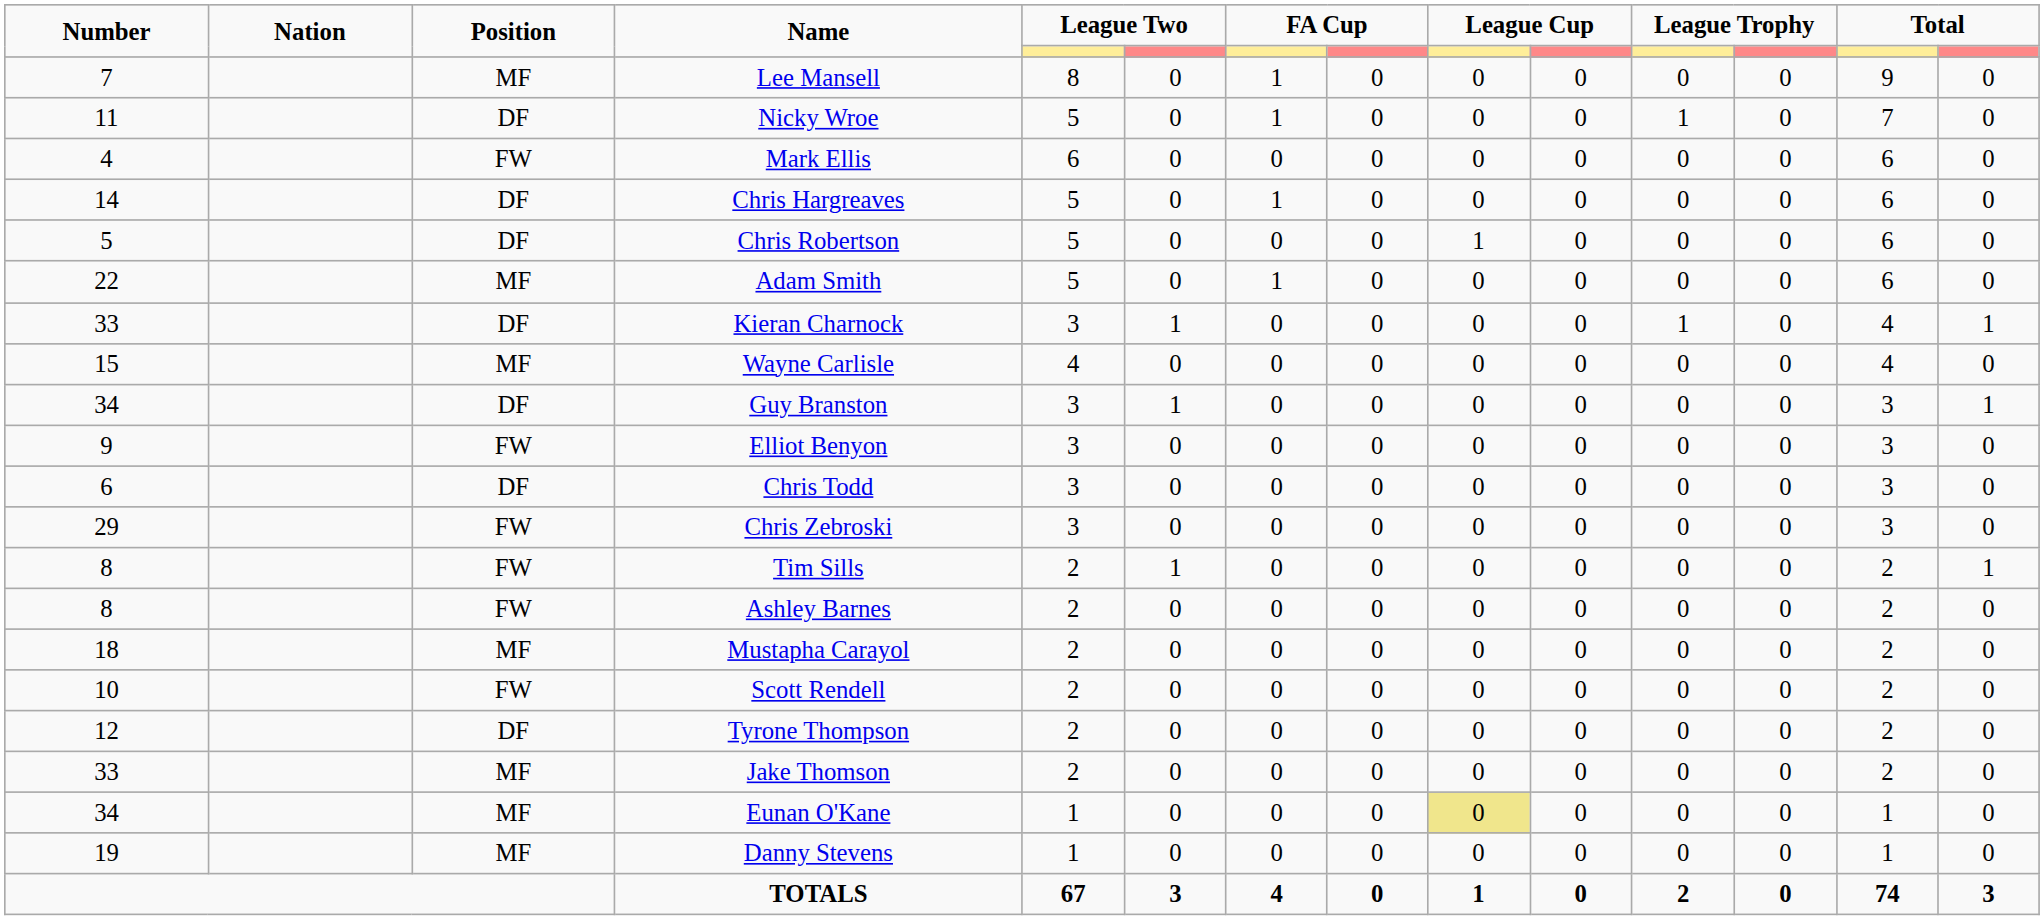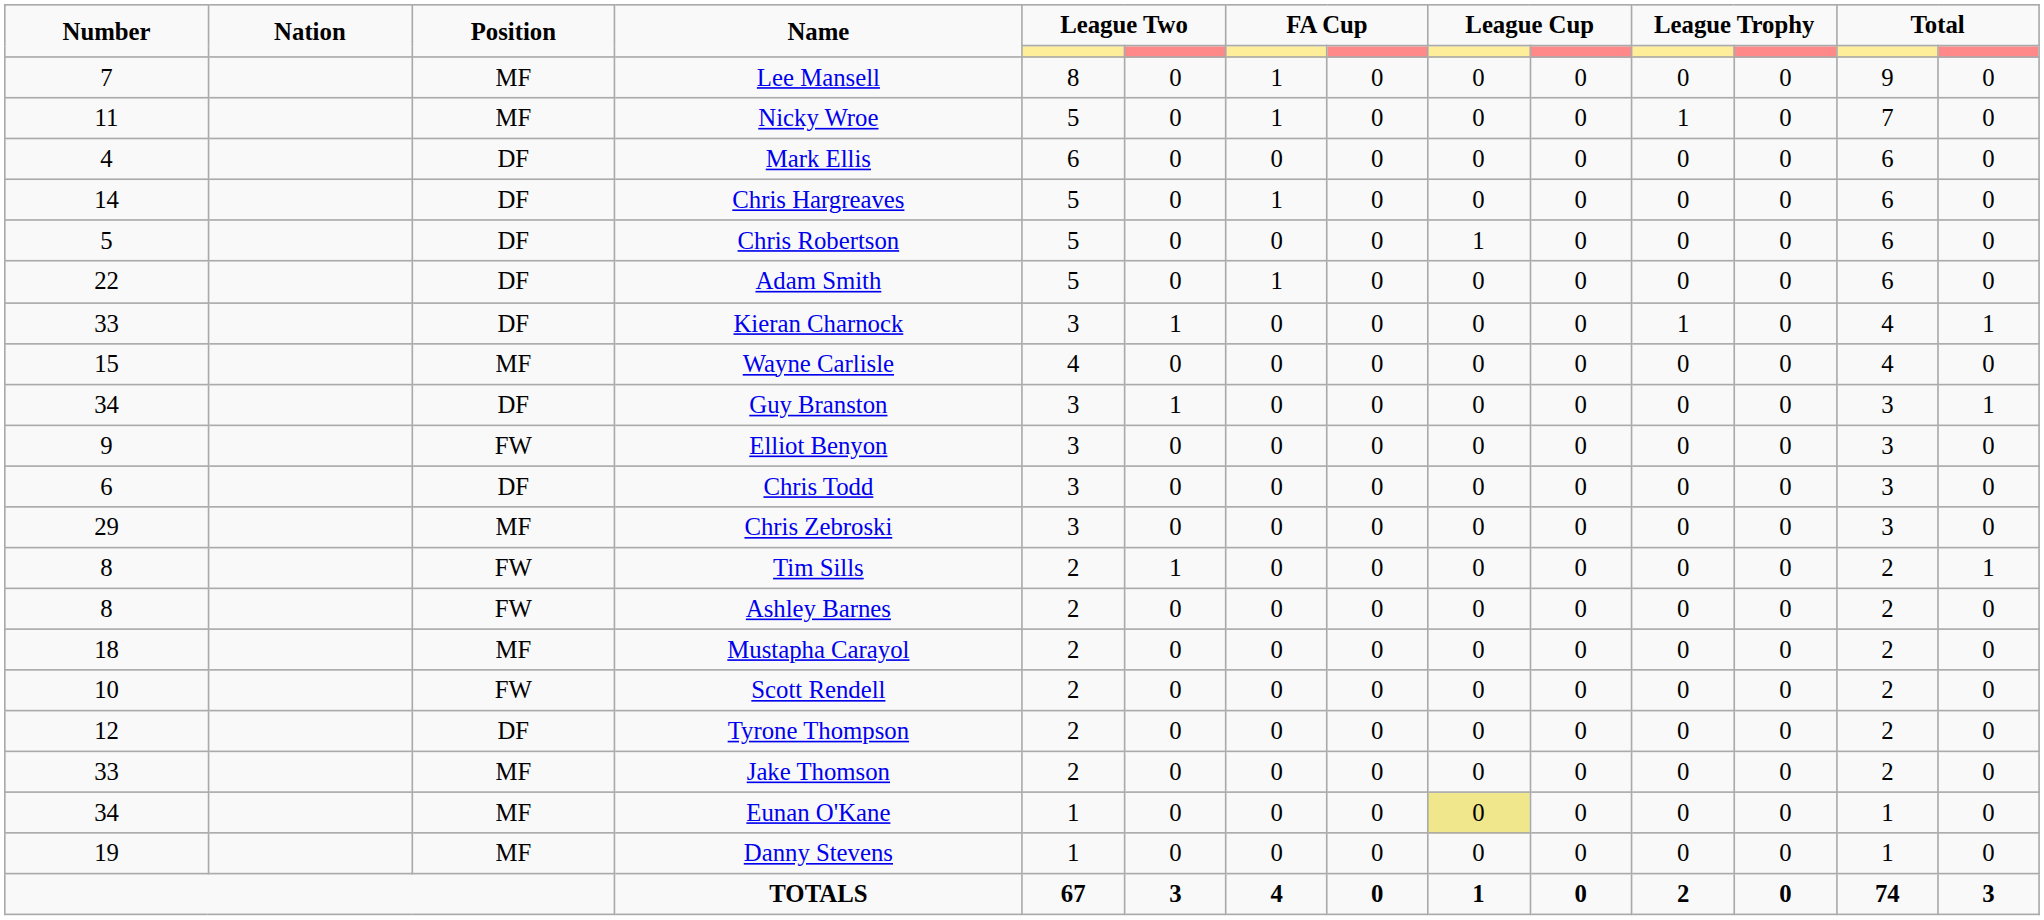(513, 118) DF -> (513, 118) MF
(513, 159) FW -> (513, 159) DF
(513, 281) MF -> (513, 281) DF
(513, 526) FW -> (513, 526) MF
